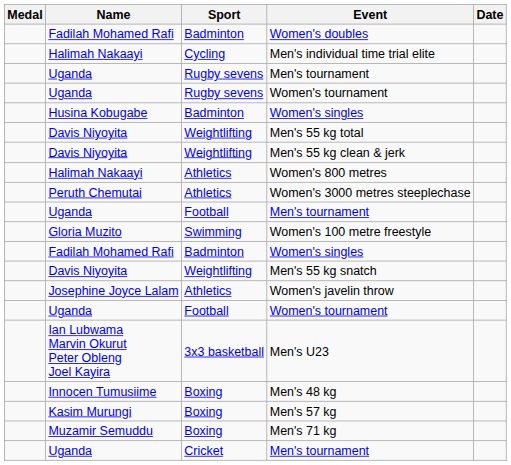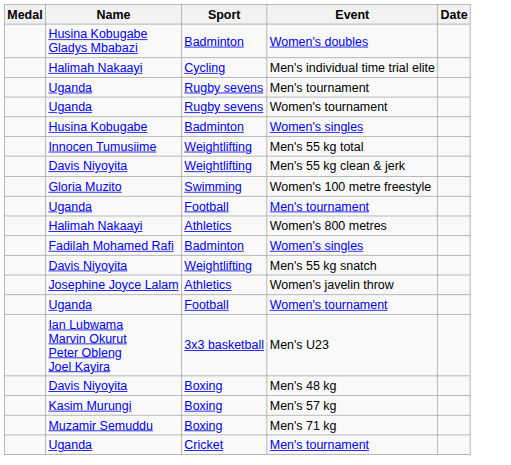(111, 34) Fadilah Mohamed Rafi -> (98, 41) Husina Kobugabe Gladys Mbabazi
(88, 133) Davis Niyoyita -> (102, 147) Innocen Tumusiime
rows swapped: (208, 172) <-> (213, 232)
- row: (208, 192)
(102, 392) Innocen Tumusiime -> (88, 386) Davis Niyoyita
